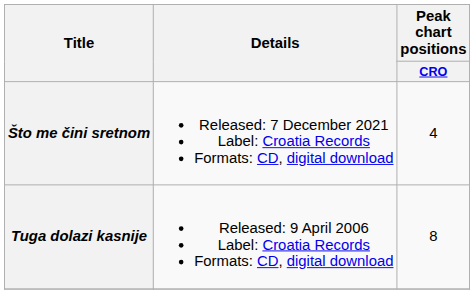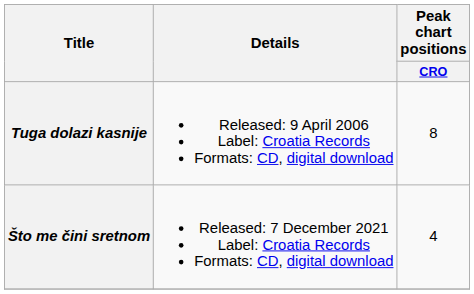rows swapped: (79, 236) <-> (79, 133)
